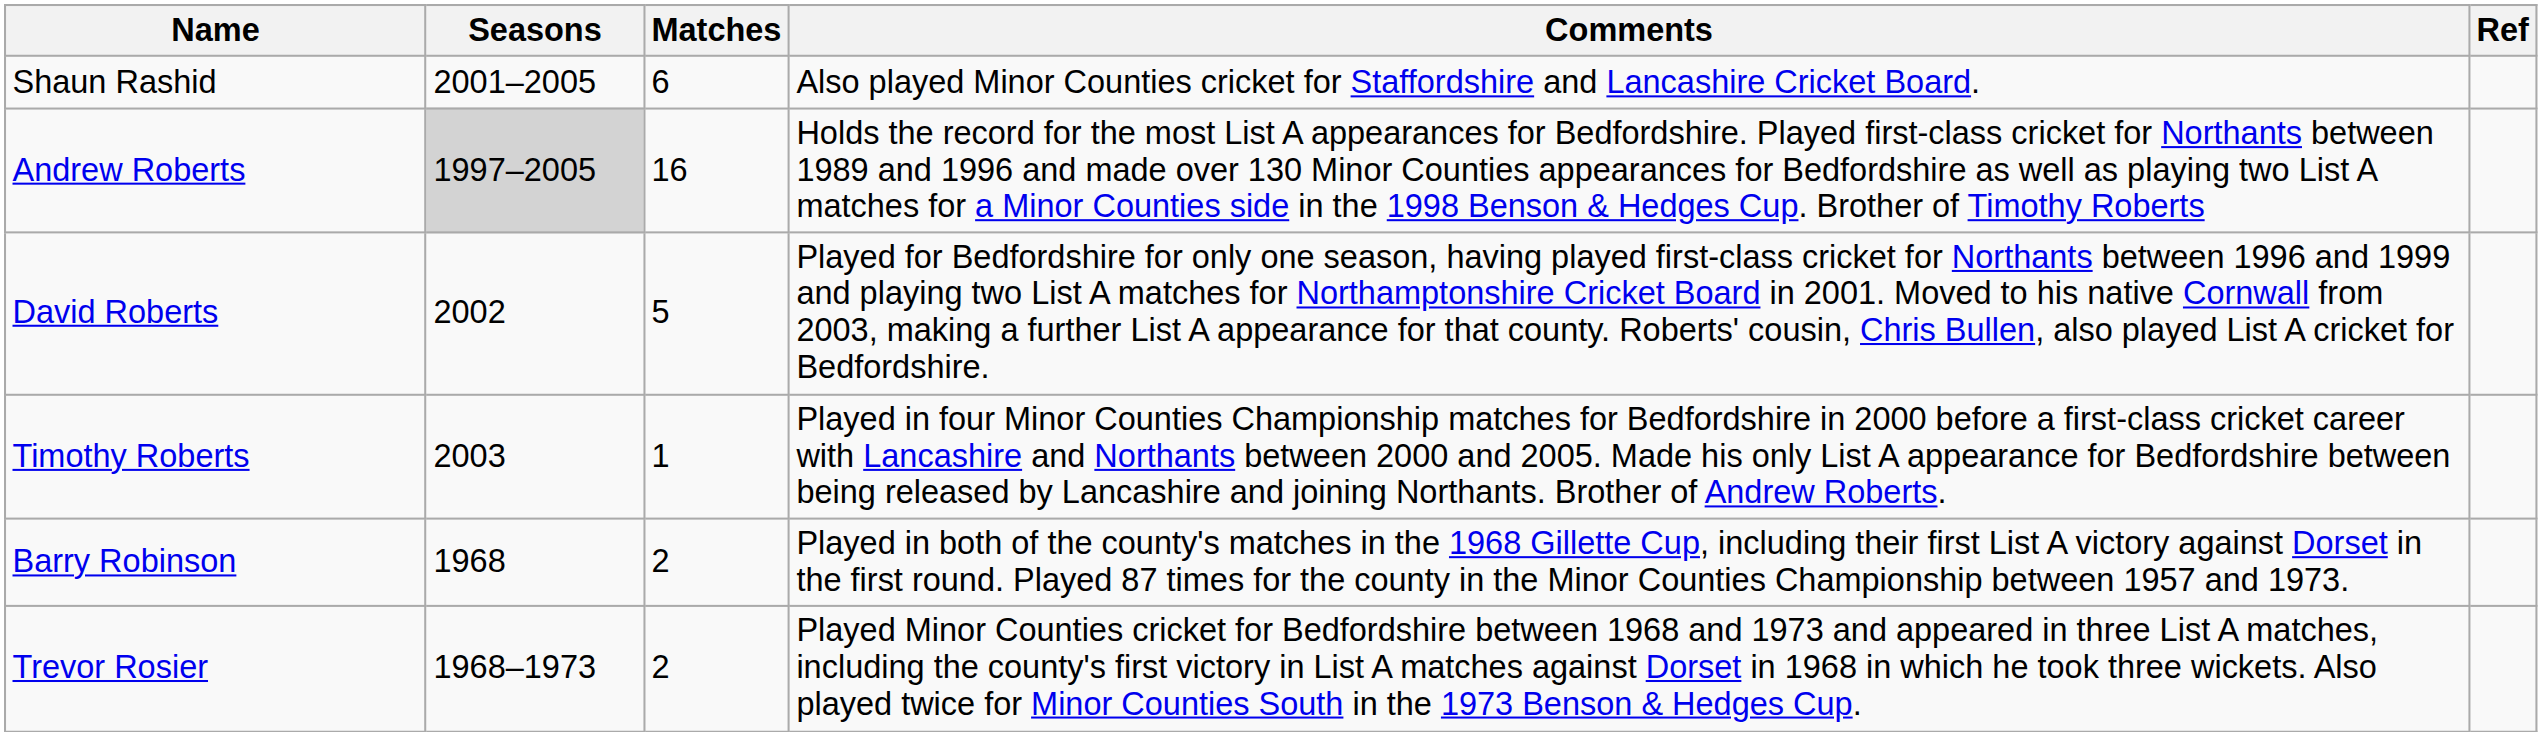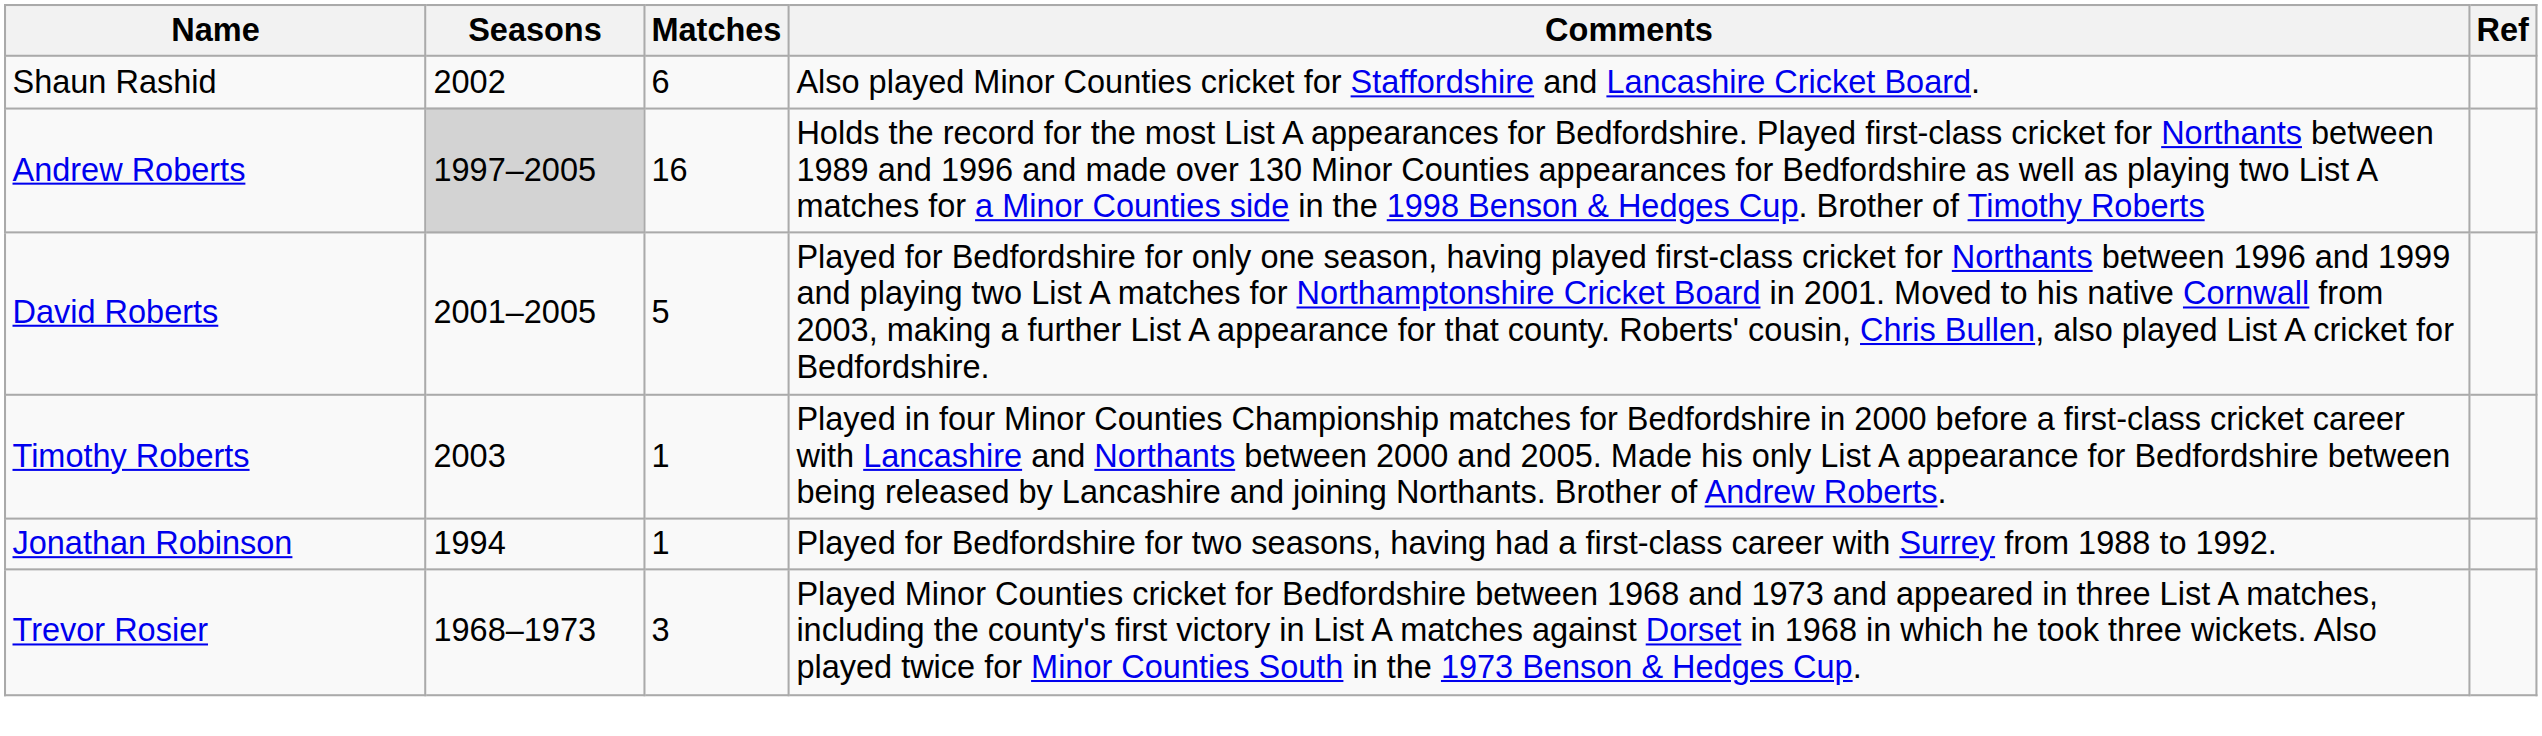(515, 81) 2001–2005 -> (470, 81) 2002
(470, 312) 2002 -> (515, 312) 2001–2005
- row: (124, 561)
+ row: (152, 543)
(660, 668) 2 -> (660, 631) 3
